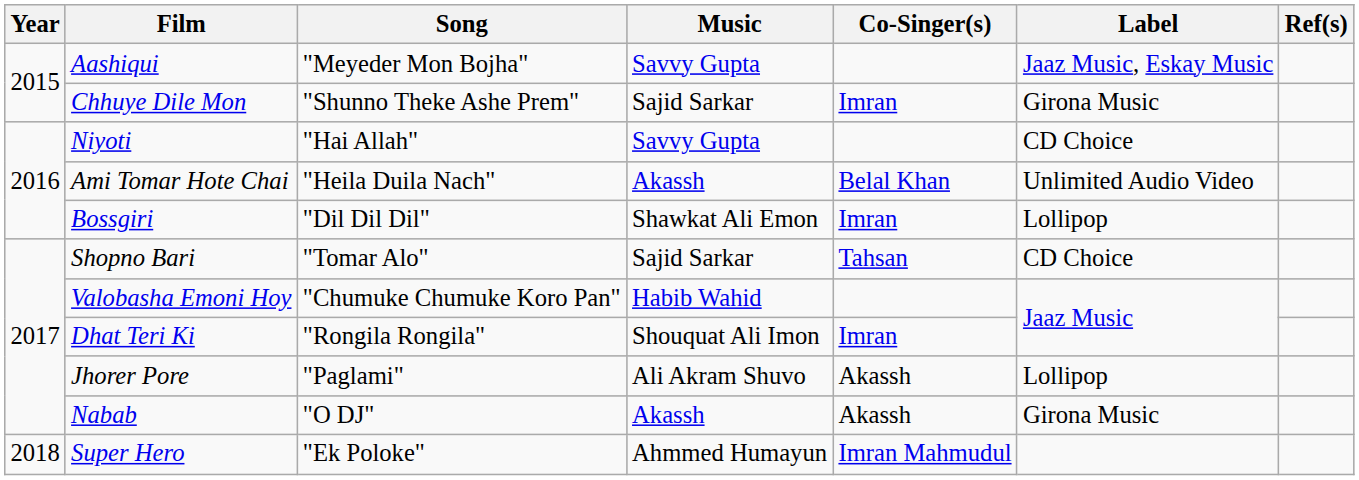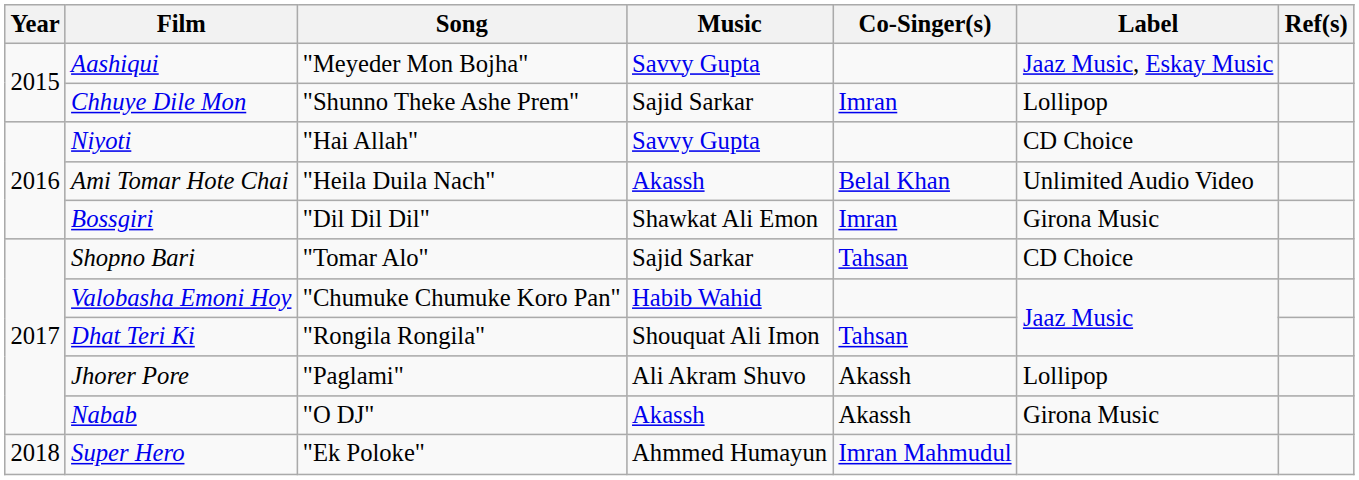(1091, 102) Girona Music -> (1065, 102) Lollipop
(1065, 219) Lollipop -> (1091, 219) Girona Music
(868, 336) Imran -> (873, 336) Tahsan
